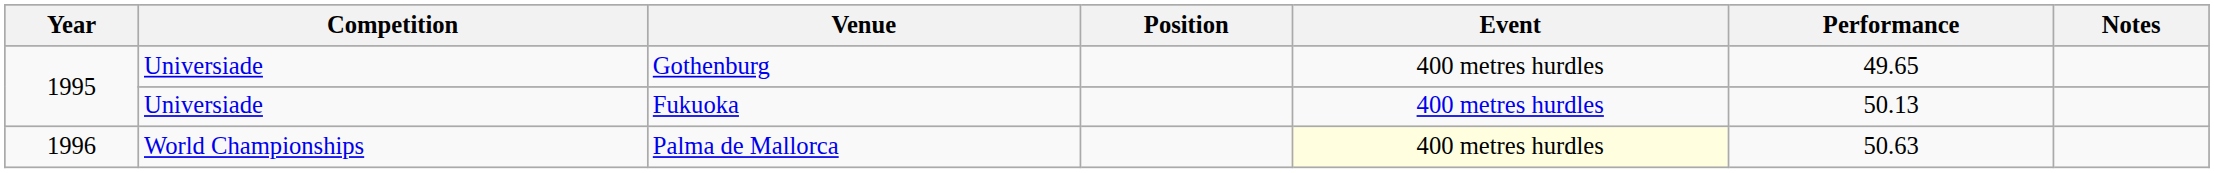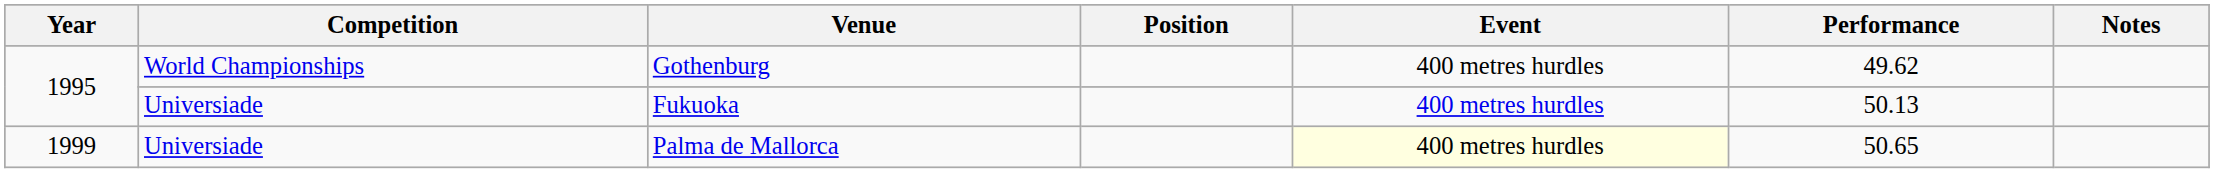(203, 65) Universiade -> (254, 65) World Championships
(1891, 65) 49.65 -> (1891, 65) 49.62
(72, 147) 1996 -> (72, 147) 1999
(254, 147) World Championships -> (203, 147) Universiade
(1891, 147) 50.63 -> (1891, 147) 50.65
